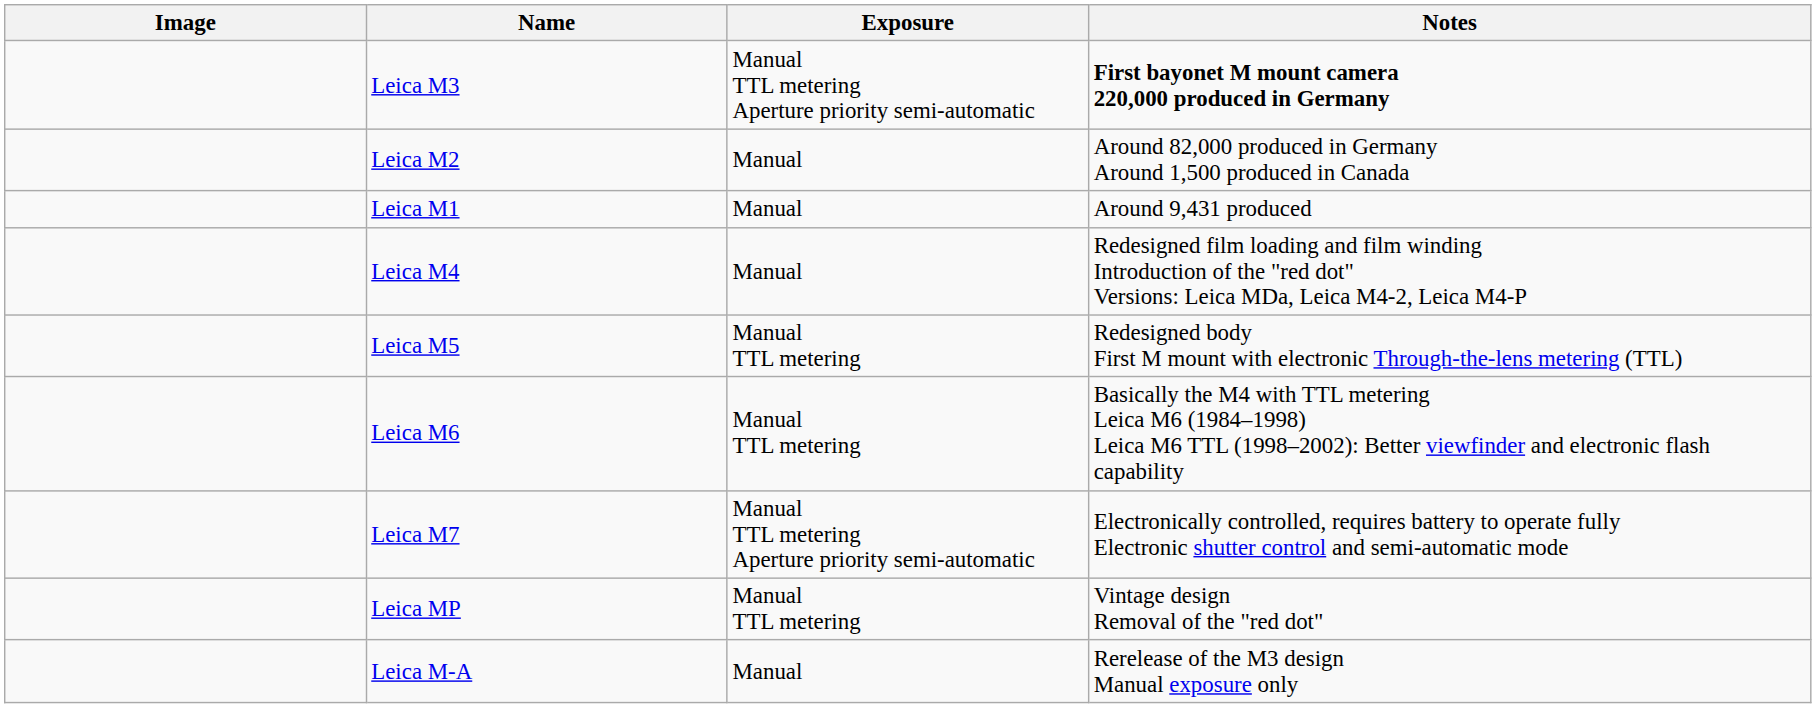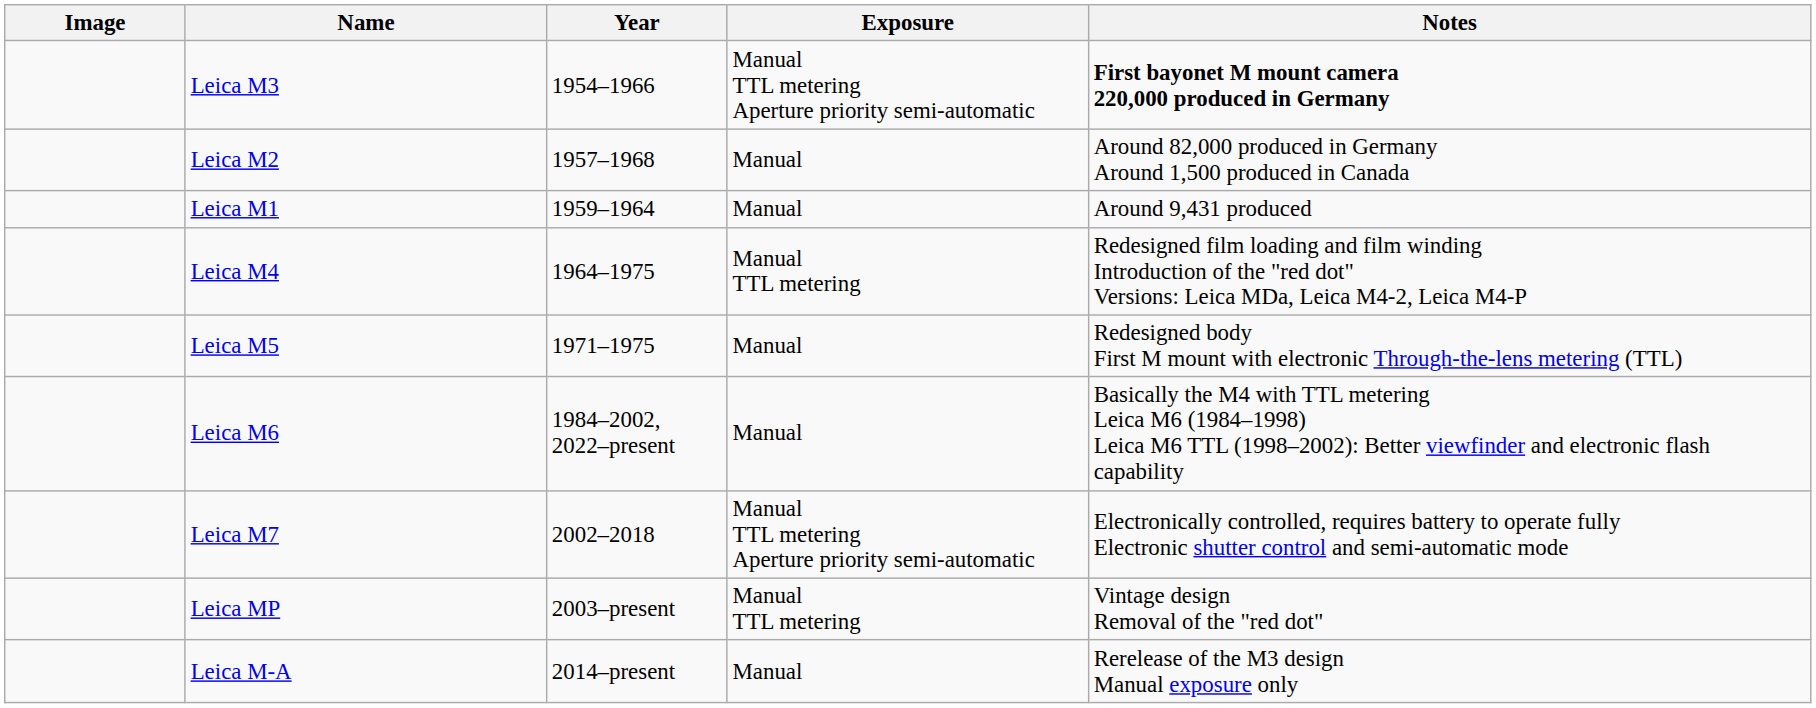+ column: (637, 22)
(767, 270) Manual -> (797, 270) Manual TTL metering
(797, 345) Manual TTL metering -> (767, 345) Manual
(797, 433) Manual TTL metering -> (767, 433) Manual
